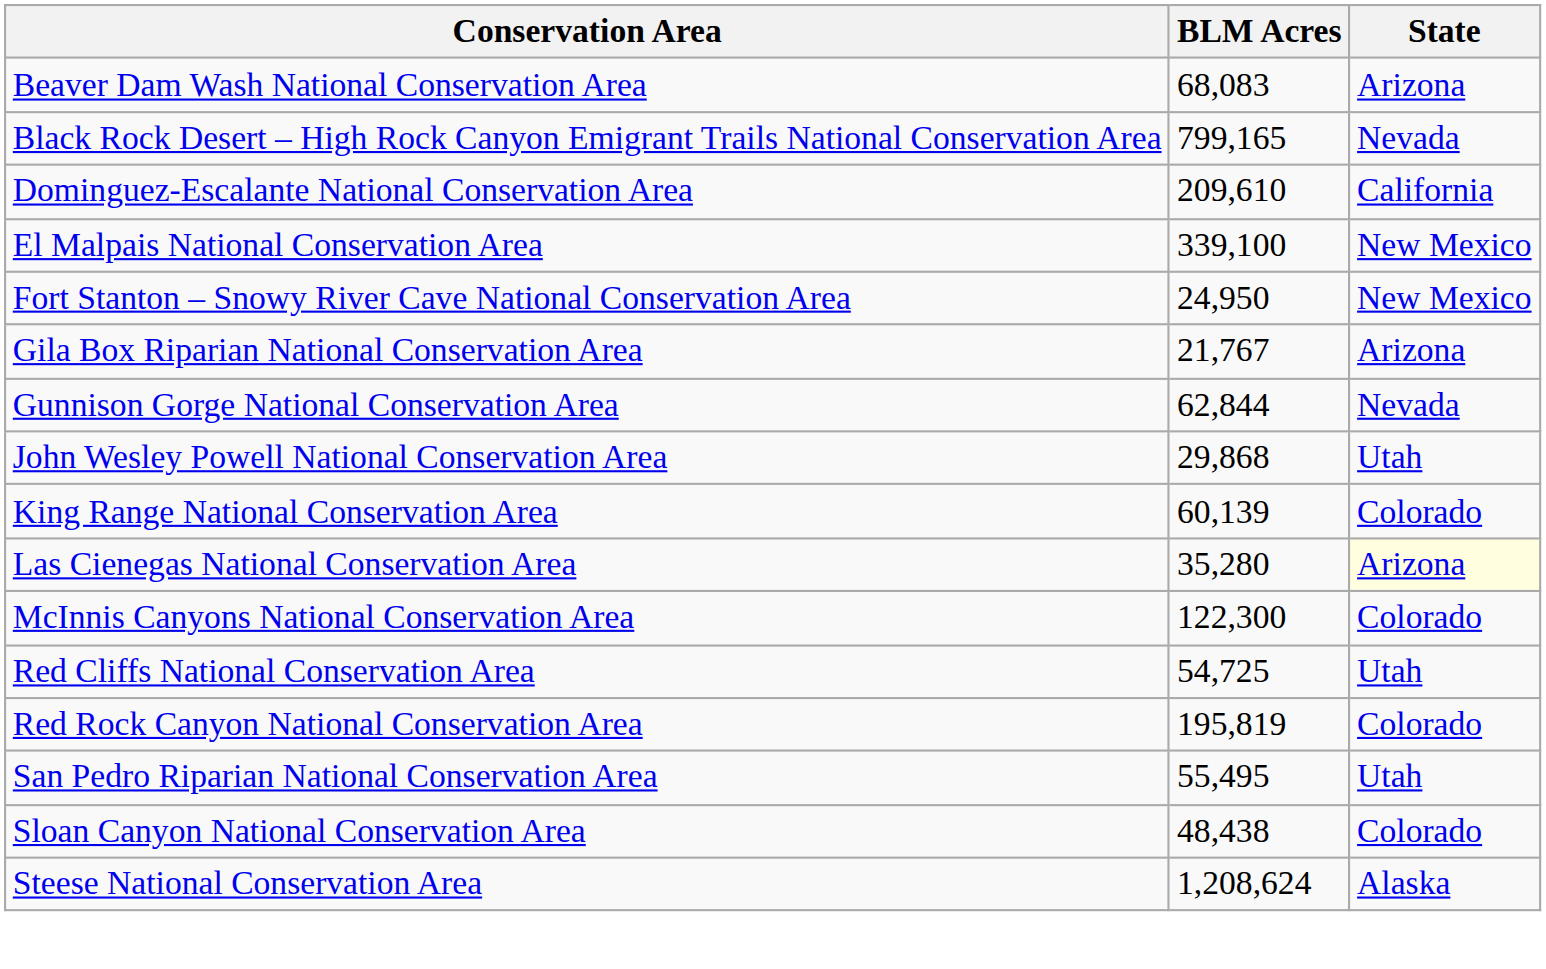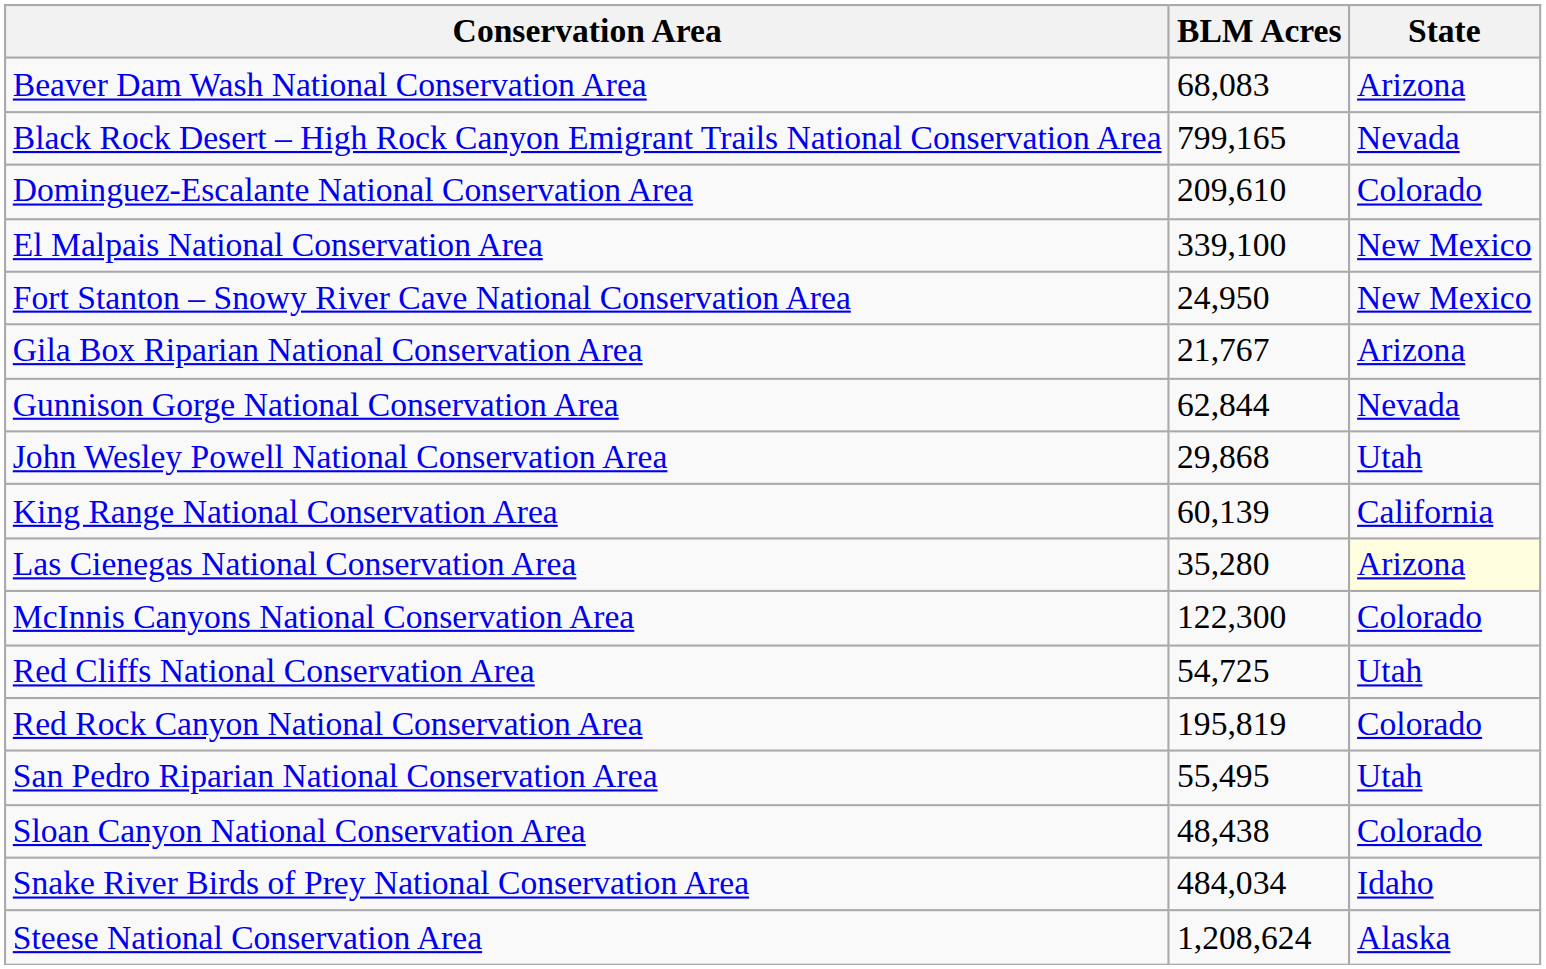(1425, 191) California -> (1420, 191) Colorado
(1420, 510) Colorado -> (1425, 510) California
+ row: (381, 883)
